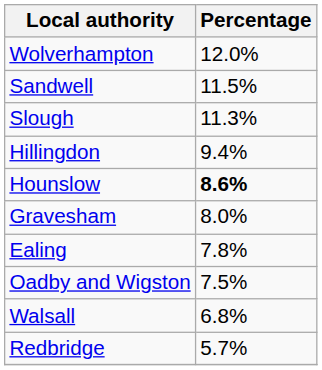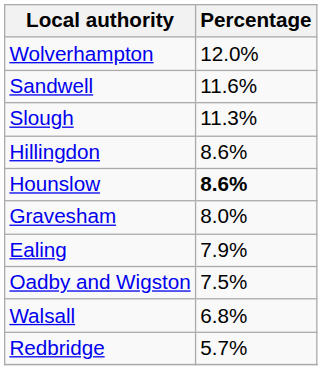(229, 86) 11.5% -> (229, 86) 11.6%
(224, 151) 9.4% -> (224, 151) 8.6%
(224, 250) 7.8% -> (224, 250) 7.9%
